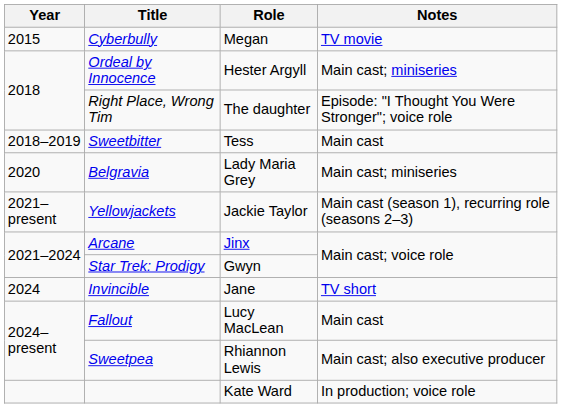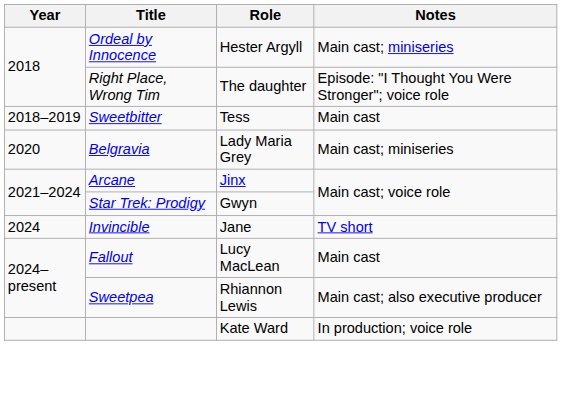- row: (123, 39)
- row: (132, 211)
